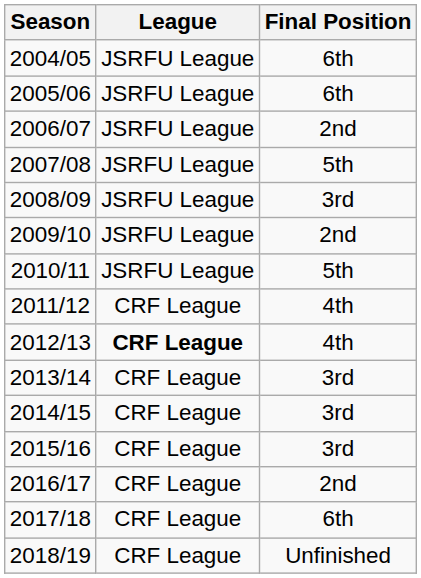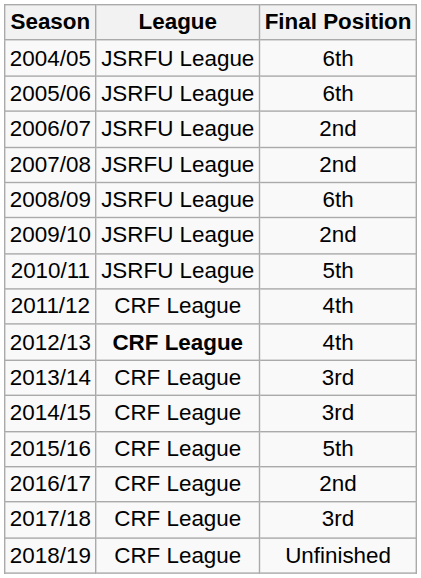(338, 164) 5th -> (338, 164) 2nd
(338, 199) 3rd -> (338, 199) 6th
(338, 448) 3rd -> (338, 448) 5th
(338, 519) 6th -> (338, 519) 3rd
